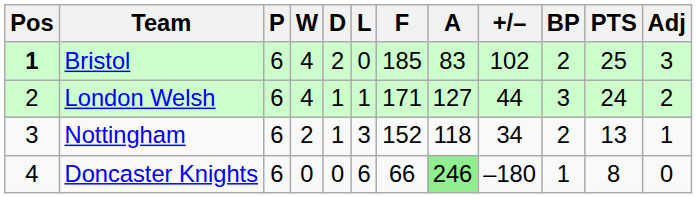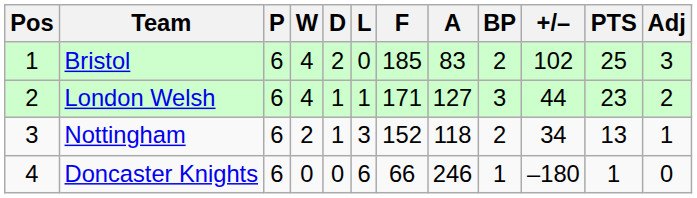columns swapped: (510, 23) <-> (563, 23)
(32, 60) bold -> (32, 60) normal
(614, 98) 24 -> (614, 98) 23
(453, 173) lightgreen background -> (453, 173) no background
(614, 173) 8 -> (614, 173) 1
